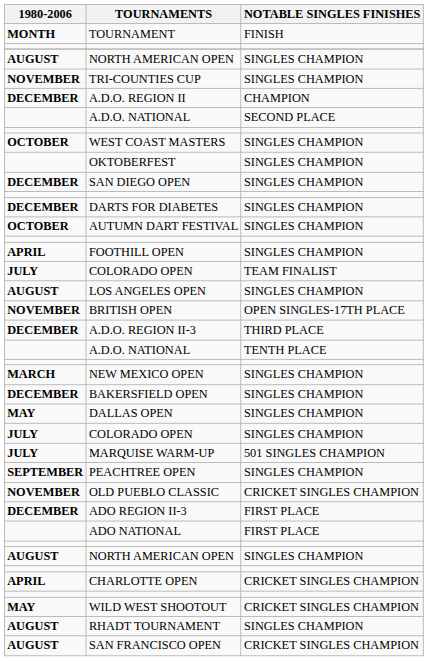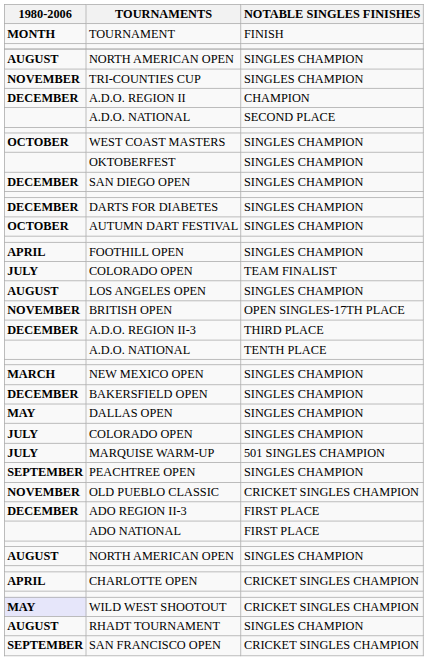(21, 606) no background -> (21, 606) lavender background
(33, 645) AUGUST -> (45, 645) SEPTEMBER
